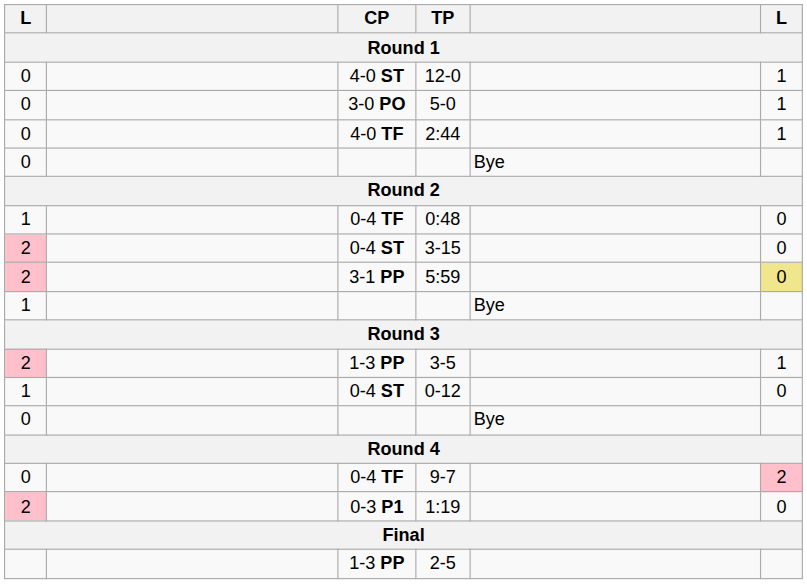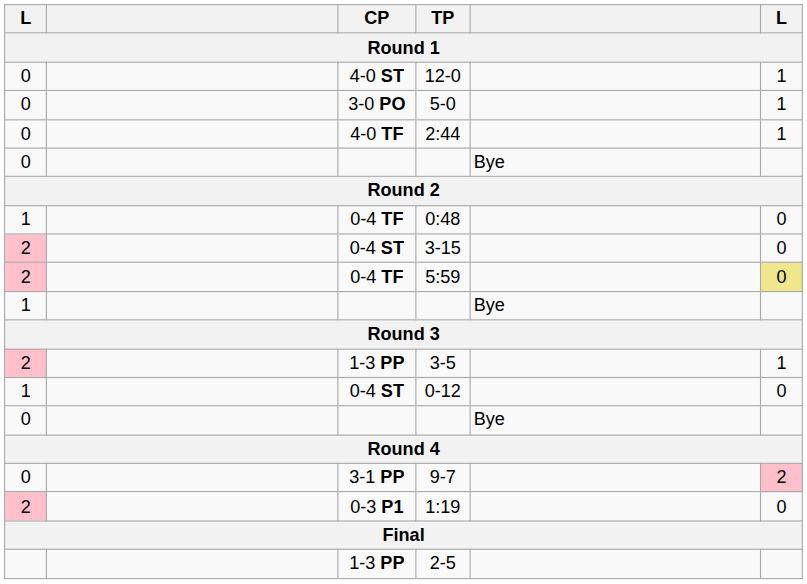(377, 276) 3-1 PP -> (377, 276) 0-4 TF
(377, 477) 0-4 TF -> (377, 477) 3-1 PP
